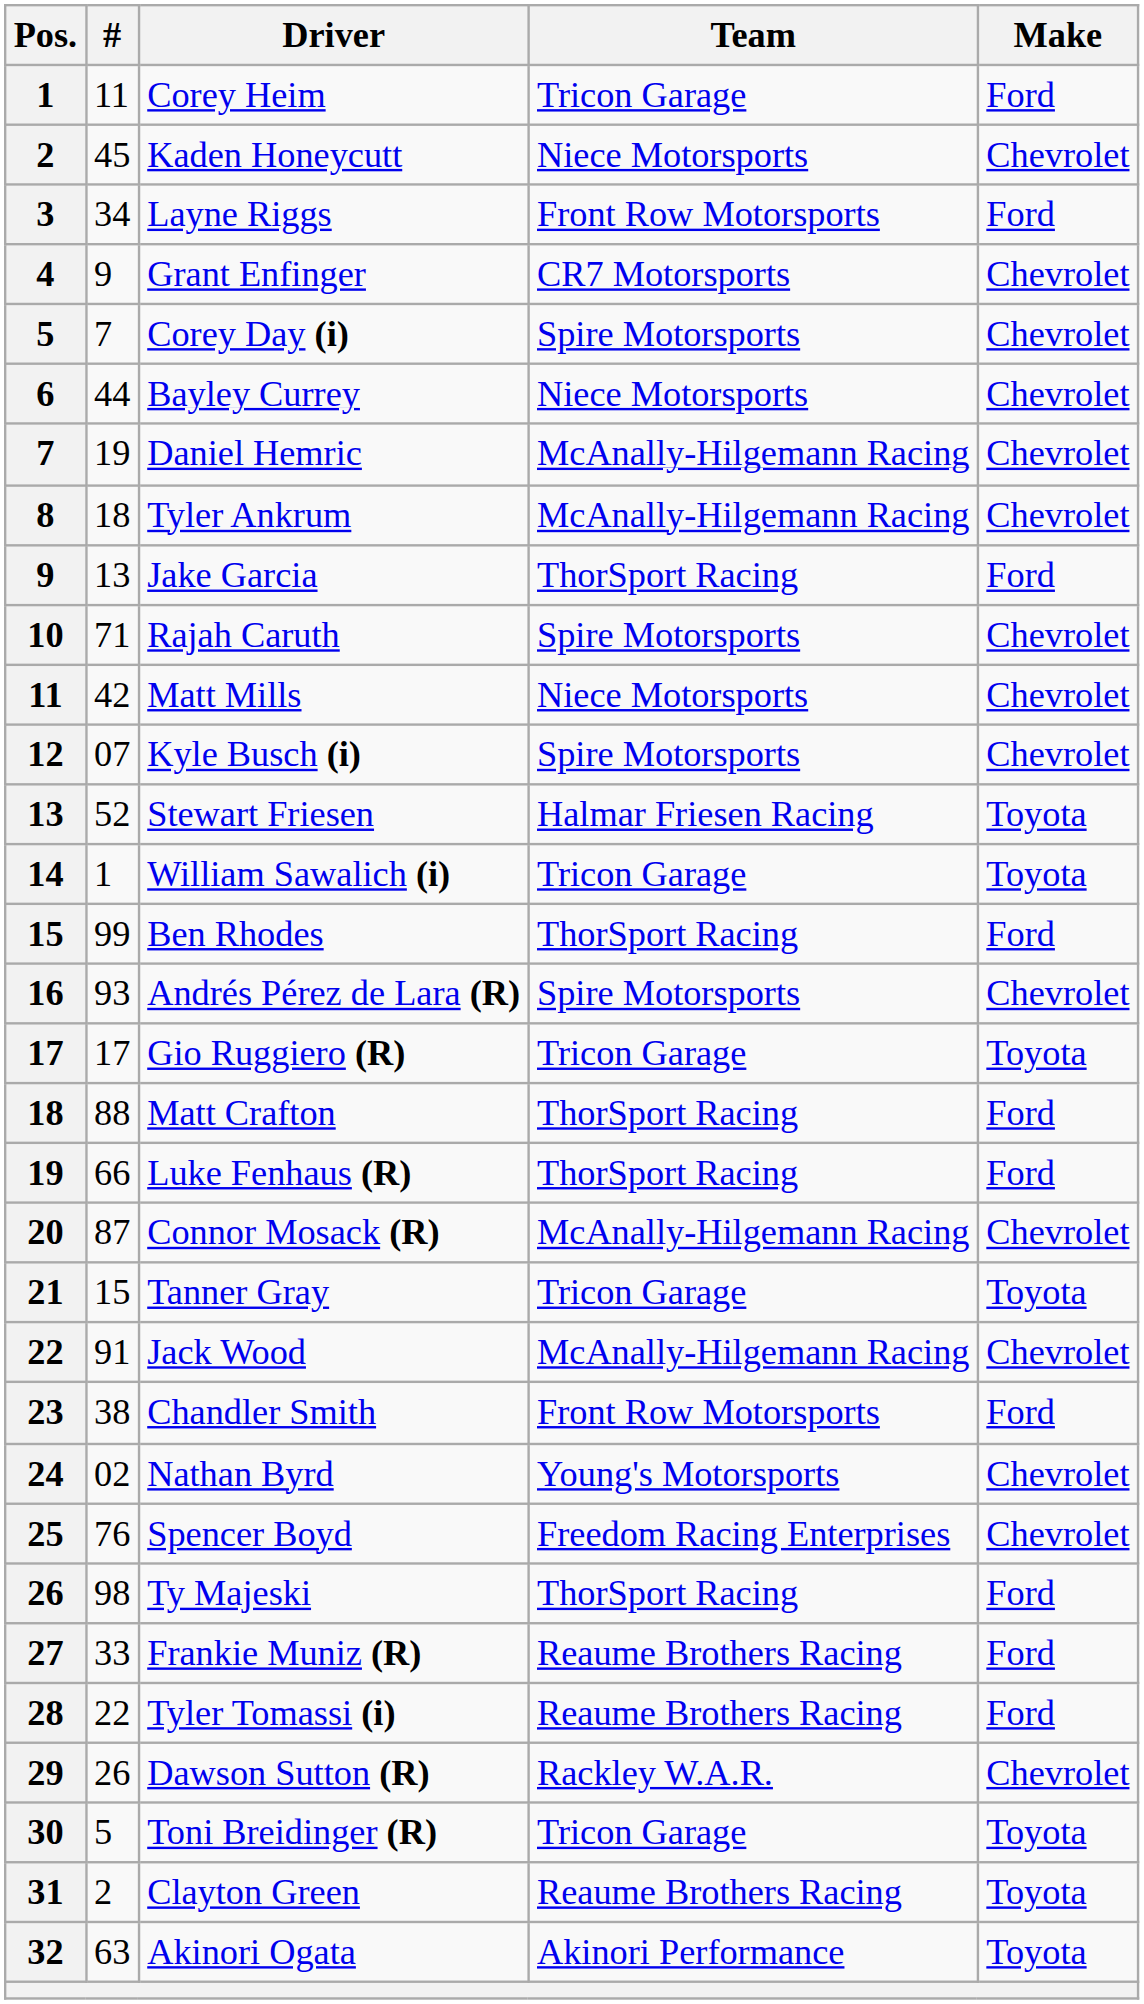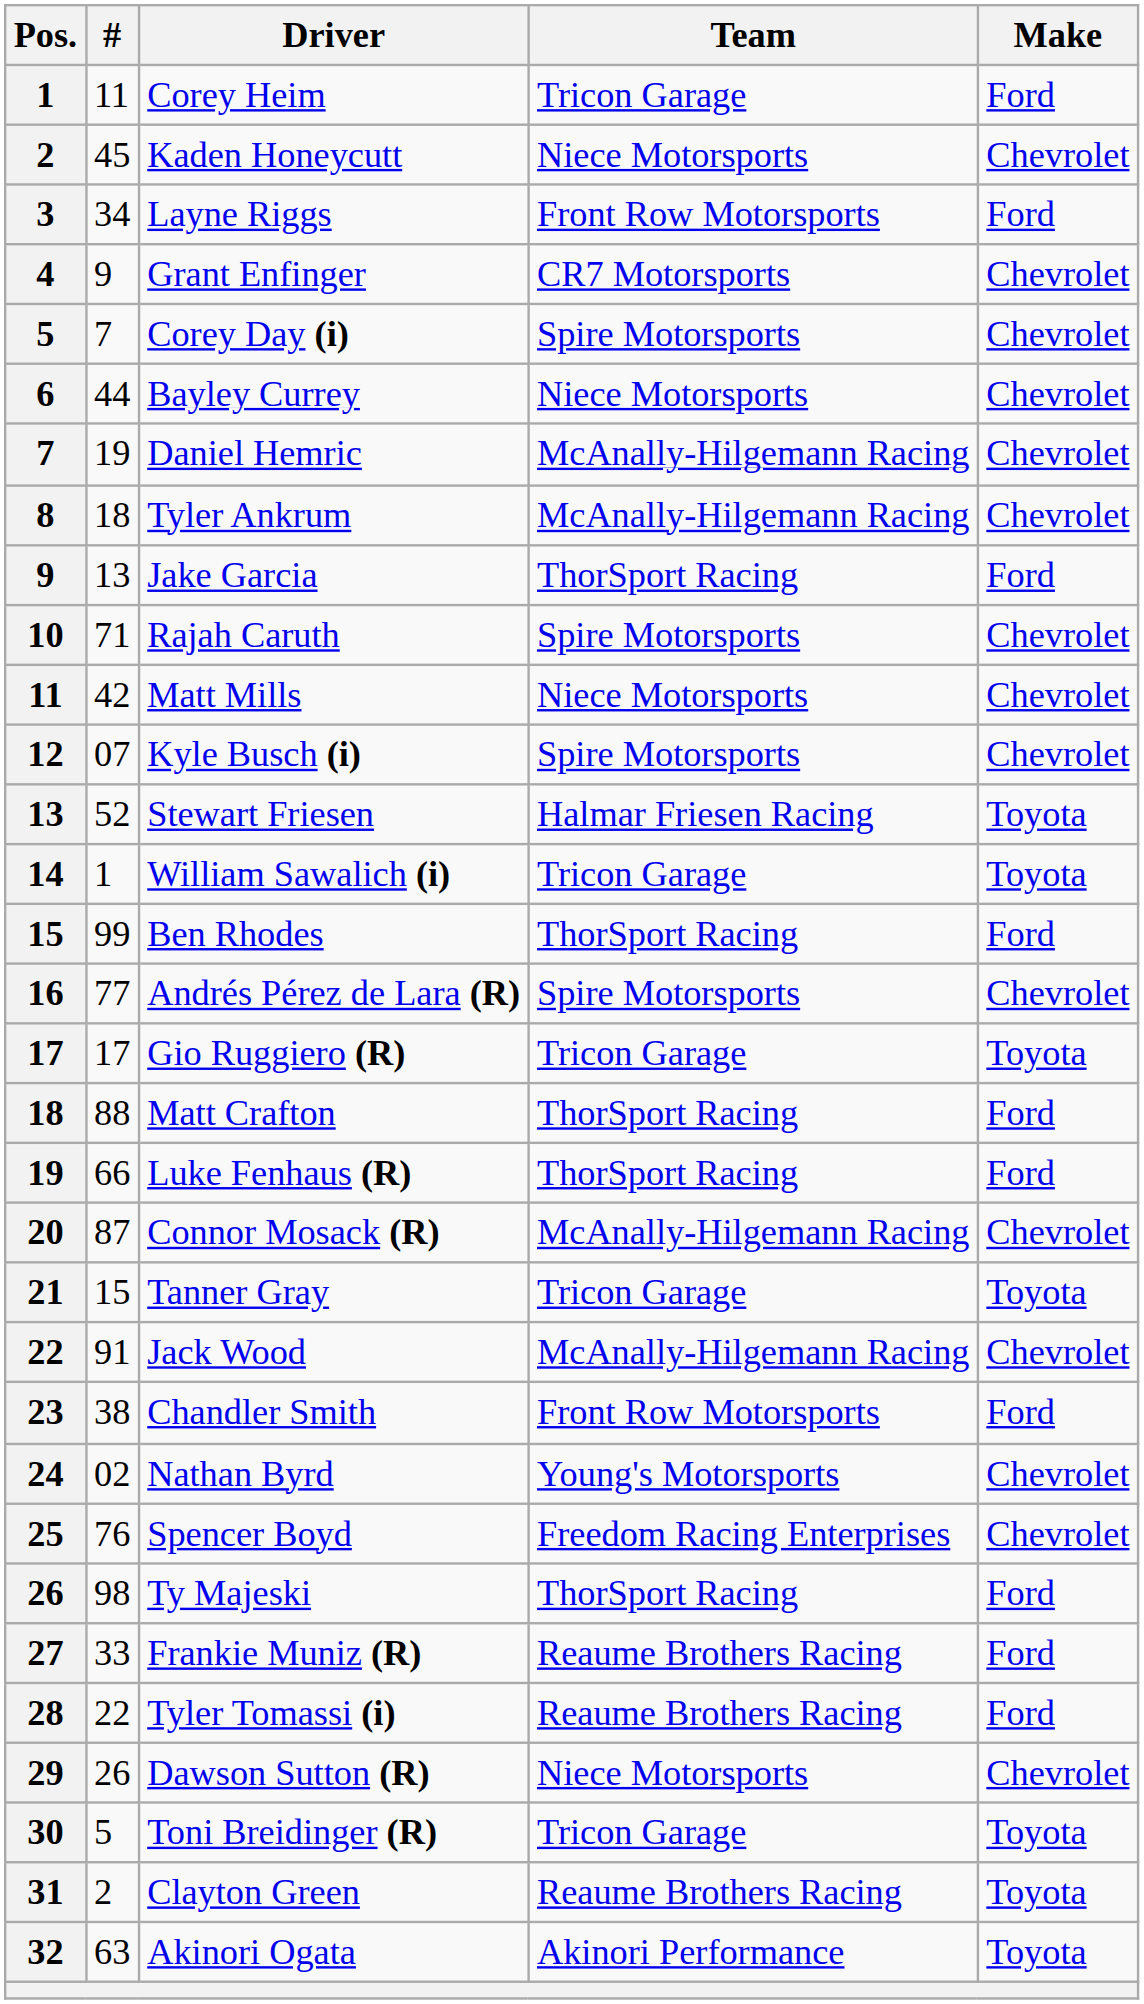(112, 993) 93 -> (112, 993) 77
(655, 1771) Rackley W.A.R. -> (673, 1771) Niece Motorsports
